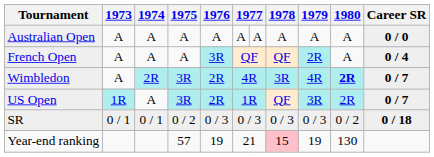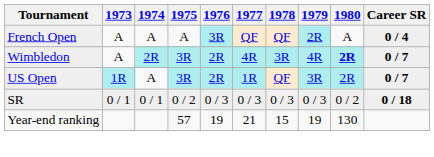- row: (51, 36)
(282, 141) pink background -> (282, 120) no background
